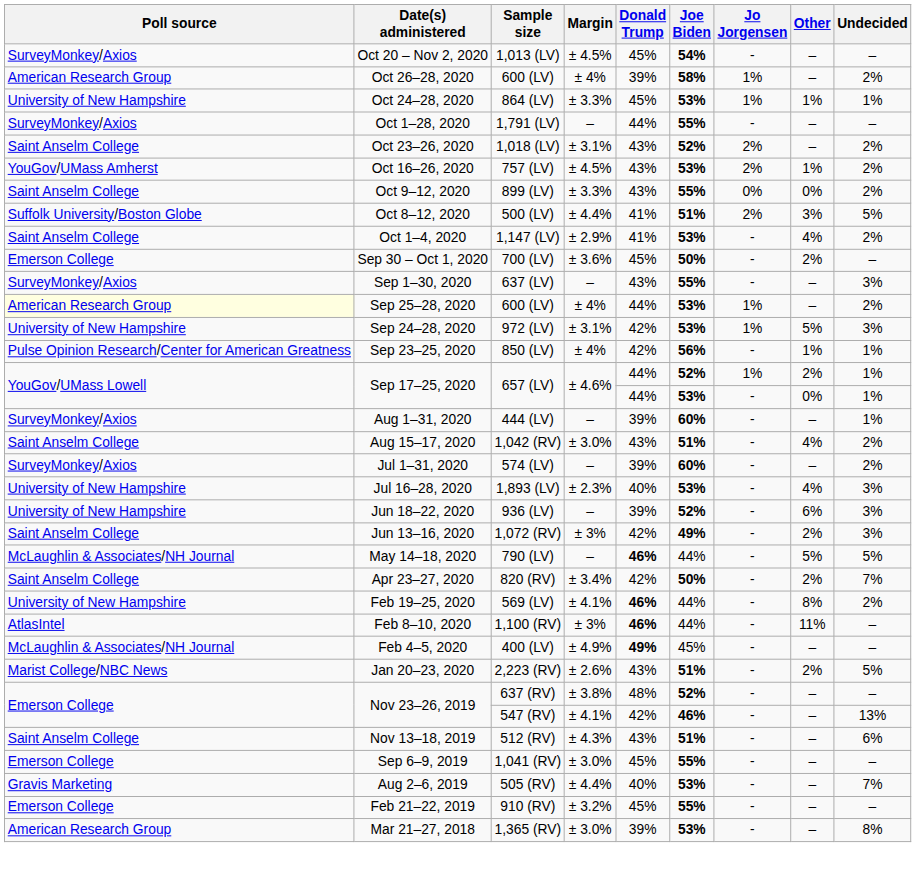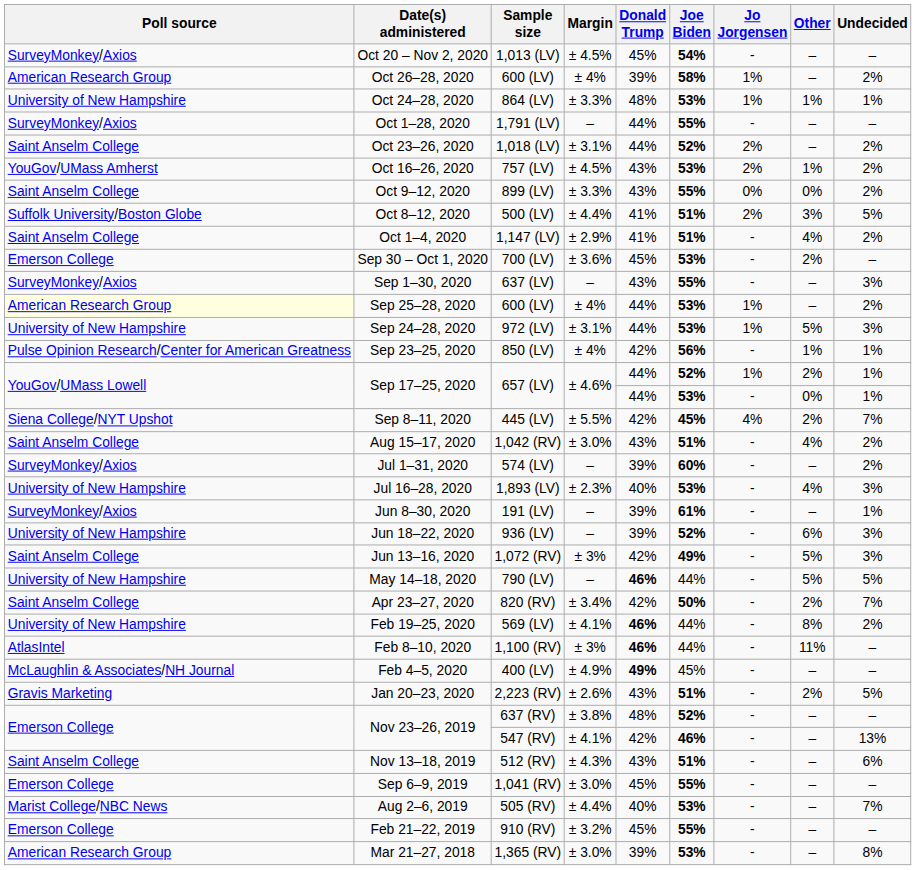(643, 101) 45% -> (643, 101) 48%
(643, 146) 43% -> (643, 146) 44%
(692, 237) 53% -> (692, 237) 51%
(692, 260) 50% -> (692, 260) 53%
(643, 329) 42% -> (643, 329) 44%
+ row: (423, 420)
- row: (423, 420)
+ row: (423, 511)
(812, 534) 2% -> (812, 557) 5%
(121, 557) McLaughlin & Associates/NH Journal -> (97, 579) University of New Hampshire
(88, 671) Marist College/NBC News -> (60, 693) Gravis Marketing
(60, 785) Gravis Marketing -> (88, 807) Marist College/NBC News
